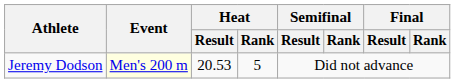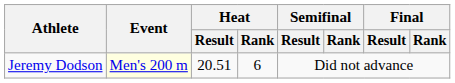(214, 65) 20.53 -> (214, 65) 20.51
(257, 65) 5 -> (257, 65) 6
